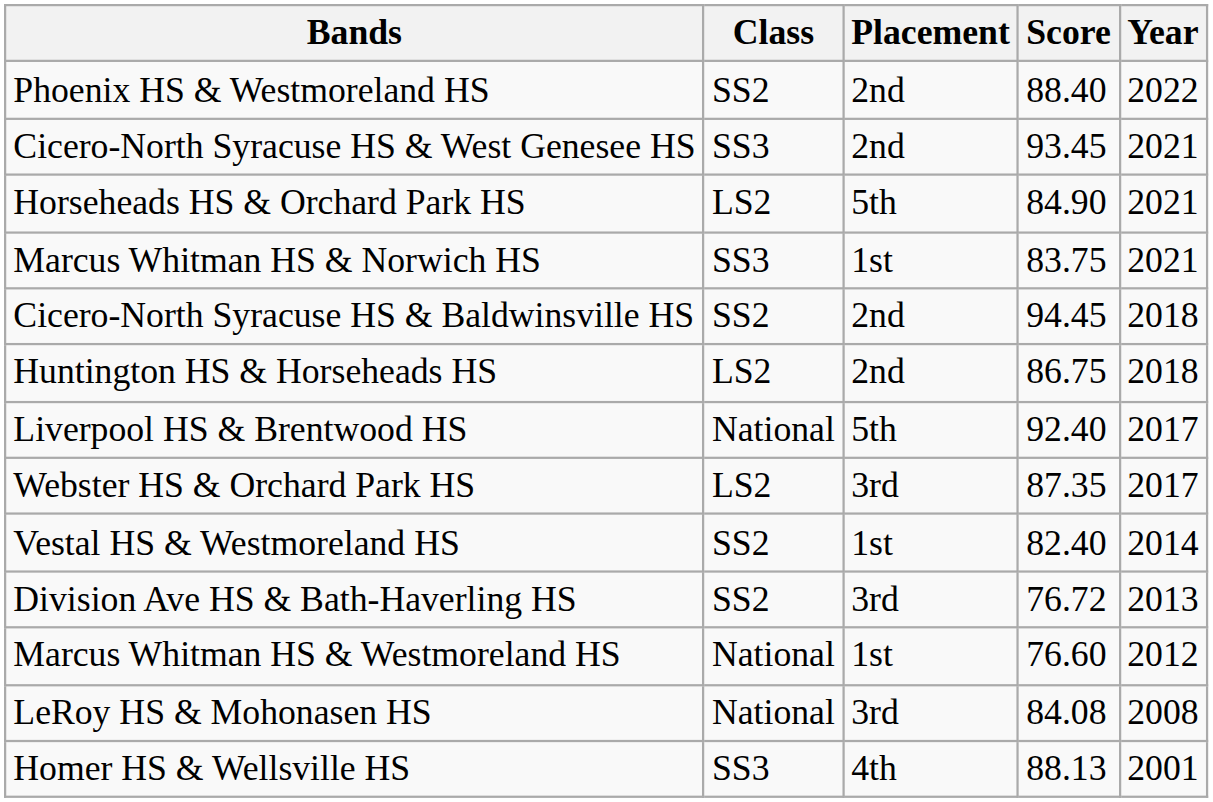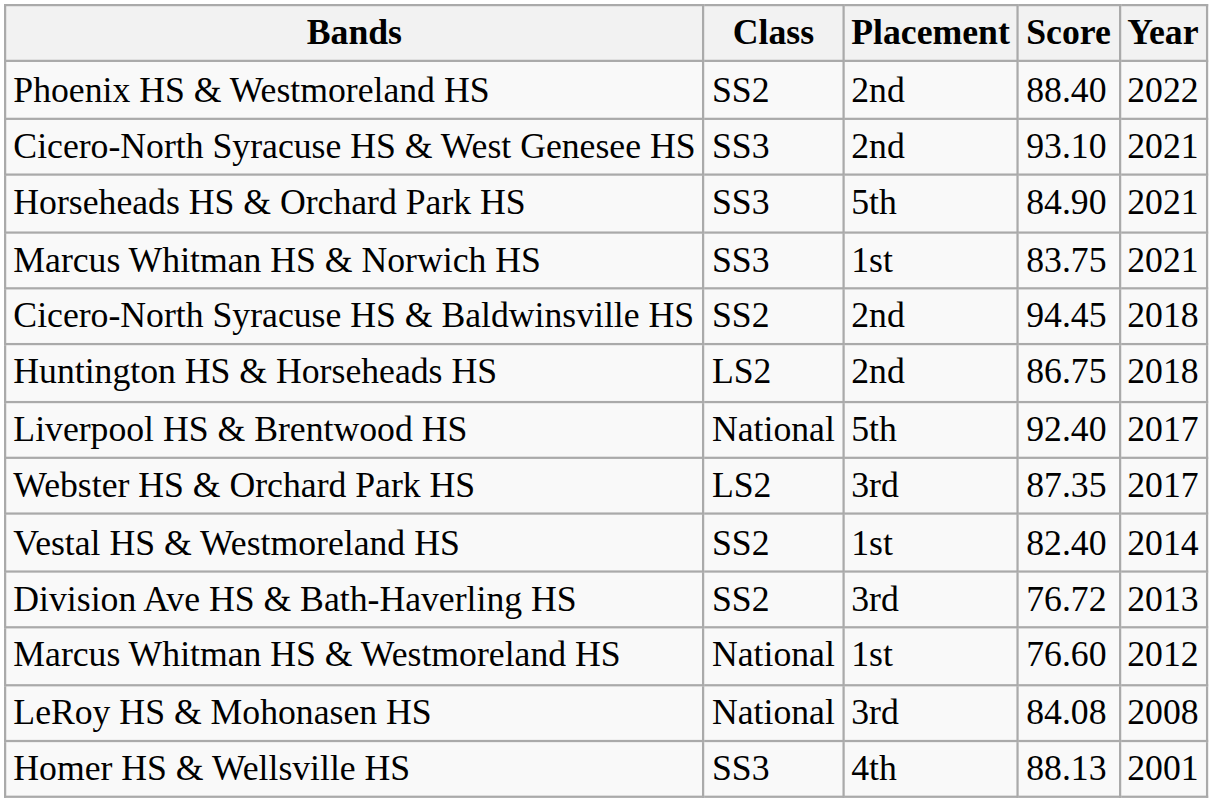(1066, 145) 93.45 -> (1066, 145) 93.10
(742, 202) LS2 -> (741, 202) SS3
